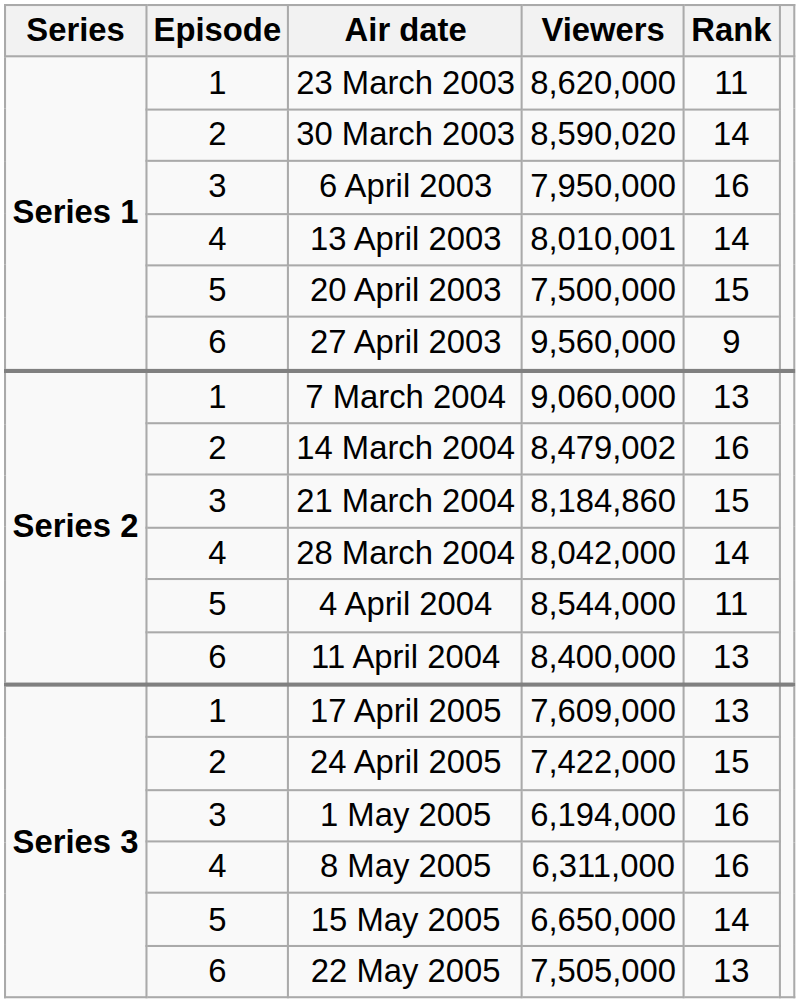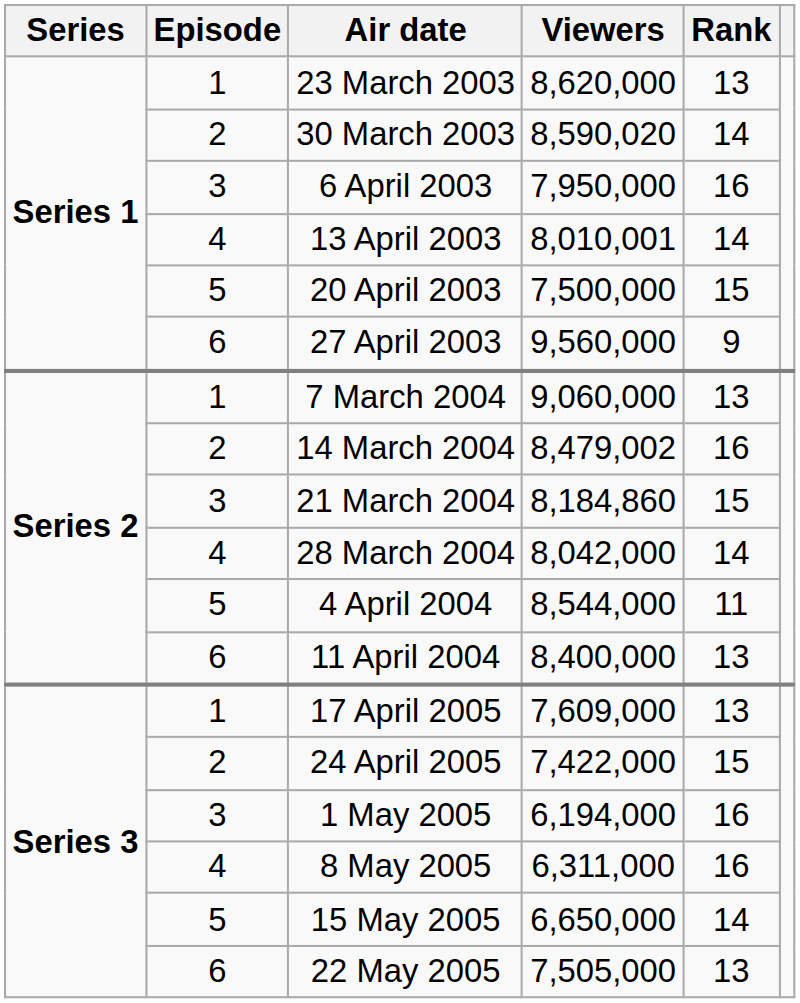(731, 82) 11 -> (731, 82) 13
